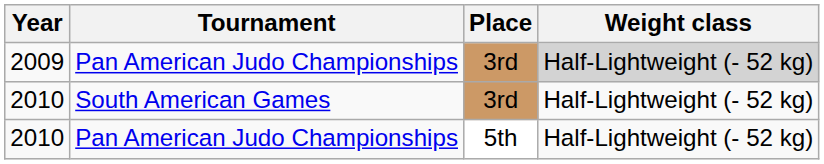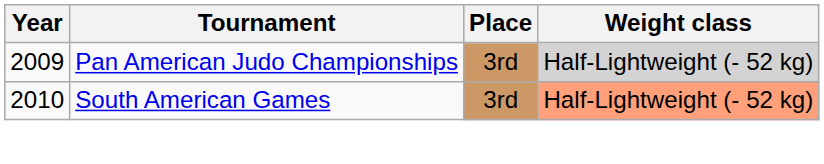(678, 100) no background -> (678, 100) lightsalmon background
- row: (37, 138)
